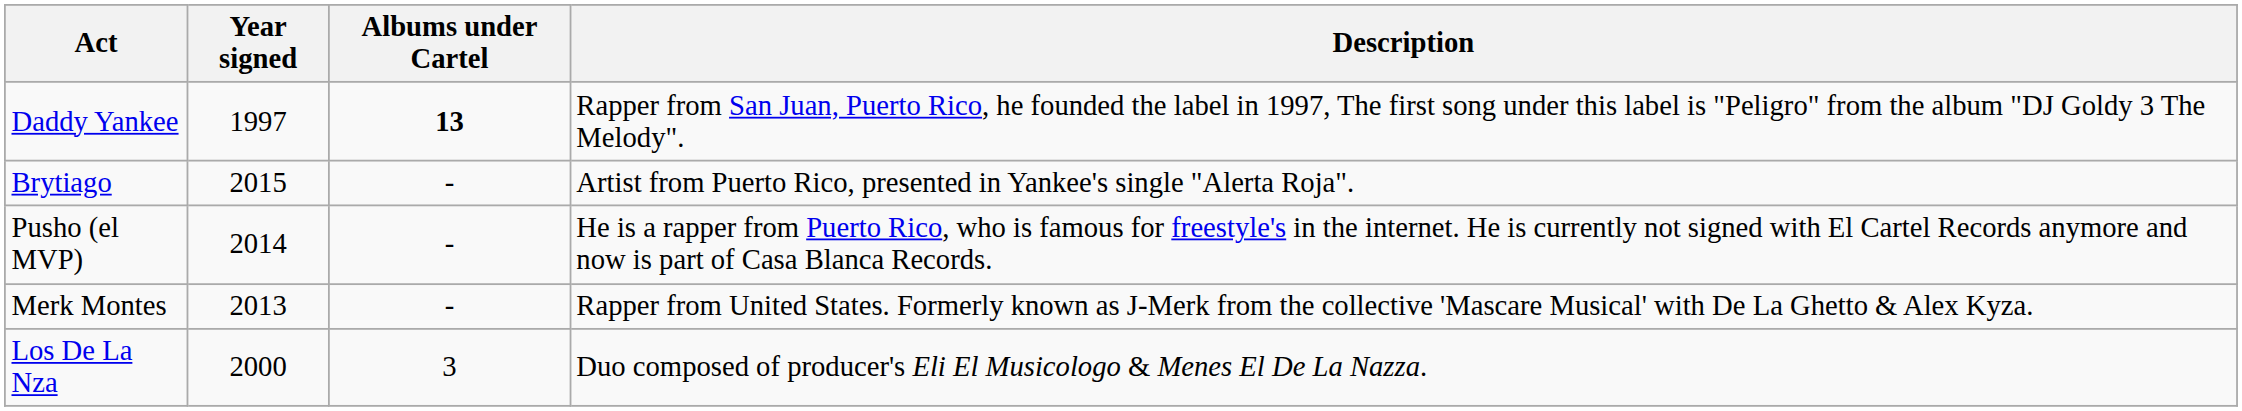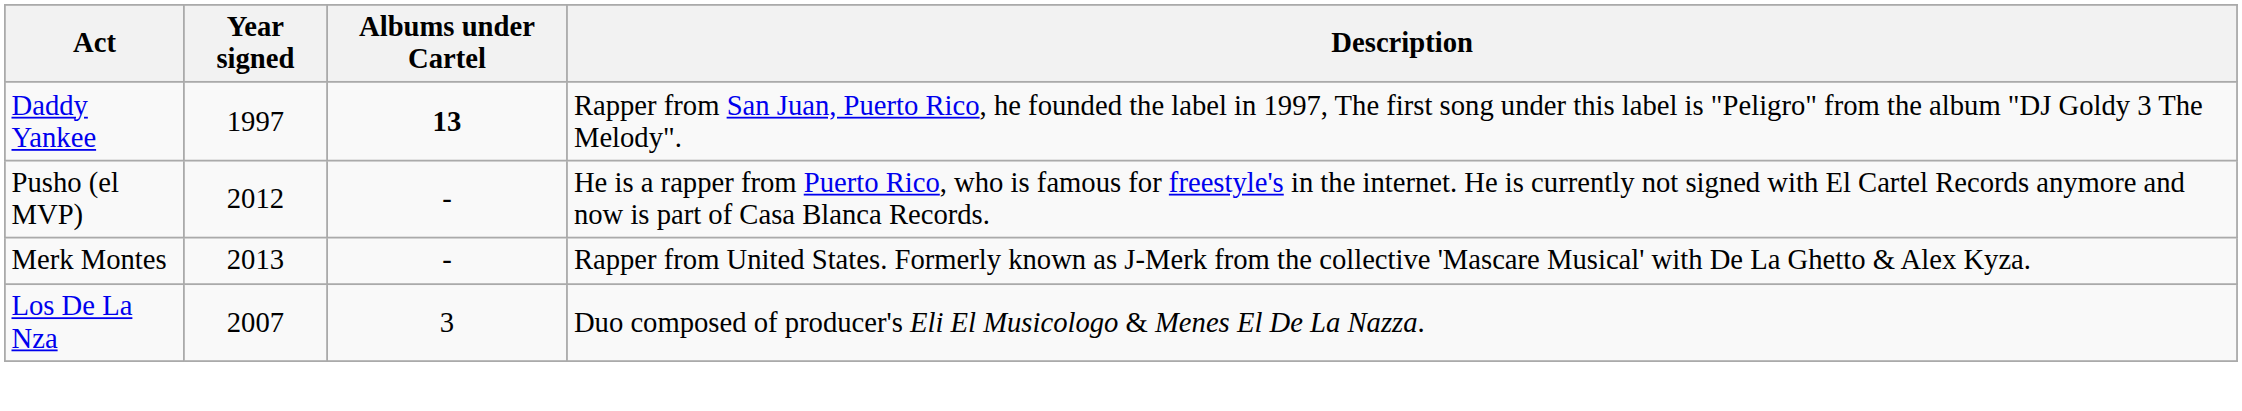- row: (62, 182)
(258, 244) 2014 -> (255, 198) 2012
(258, 367) 2000 -> (255, 321) 2007
